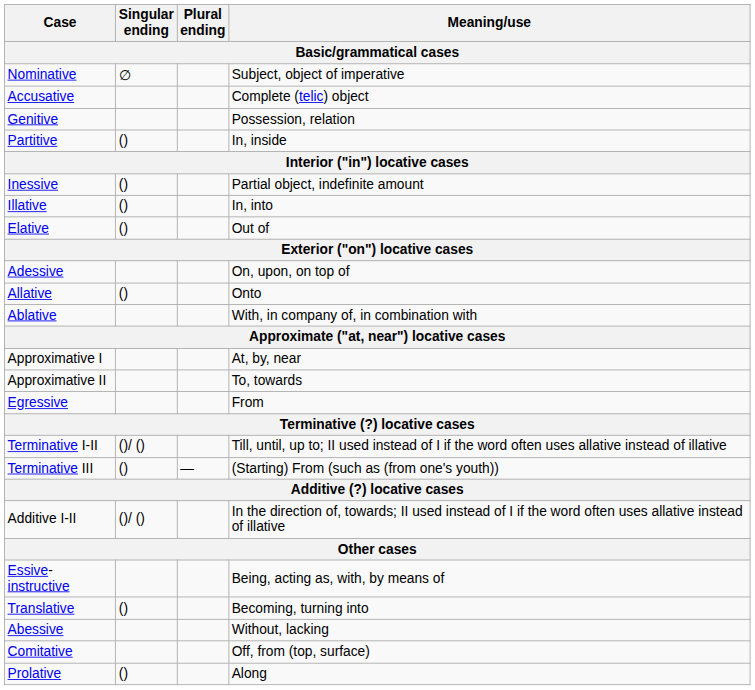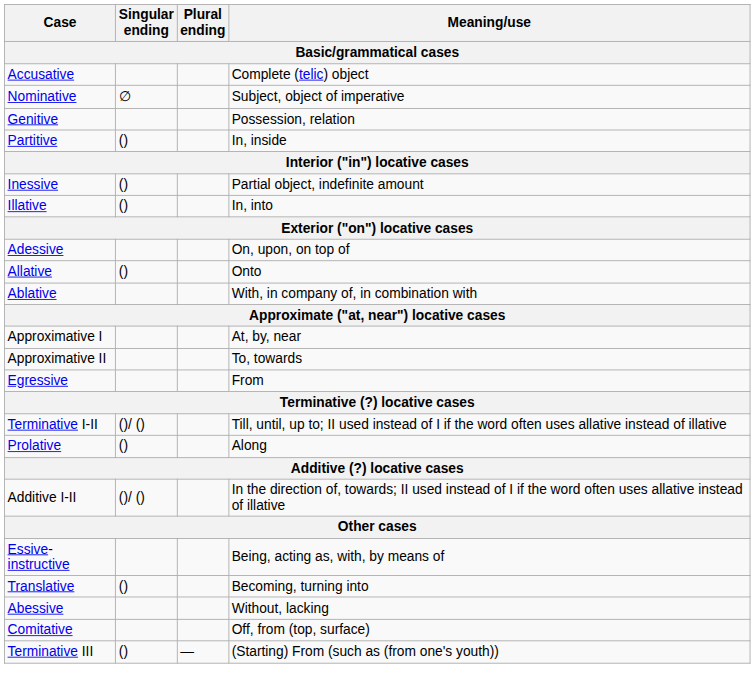rows swapped: (42, 74) <-> (41, 97)
- row: (28, 228)
rows swapped: (50, 468) <-> (34, 673)
